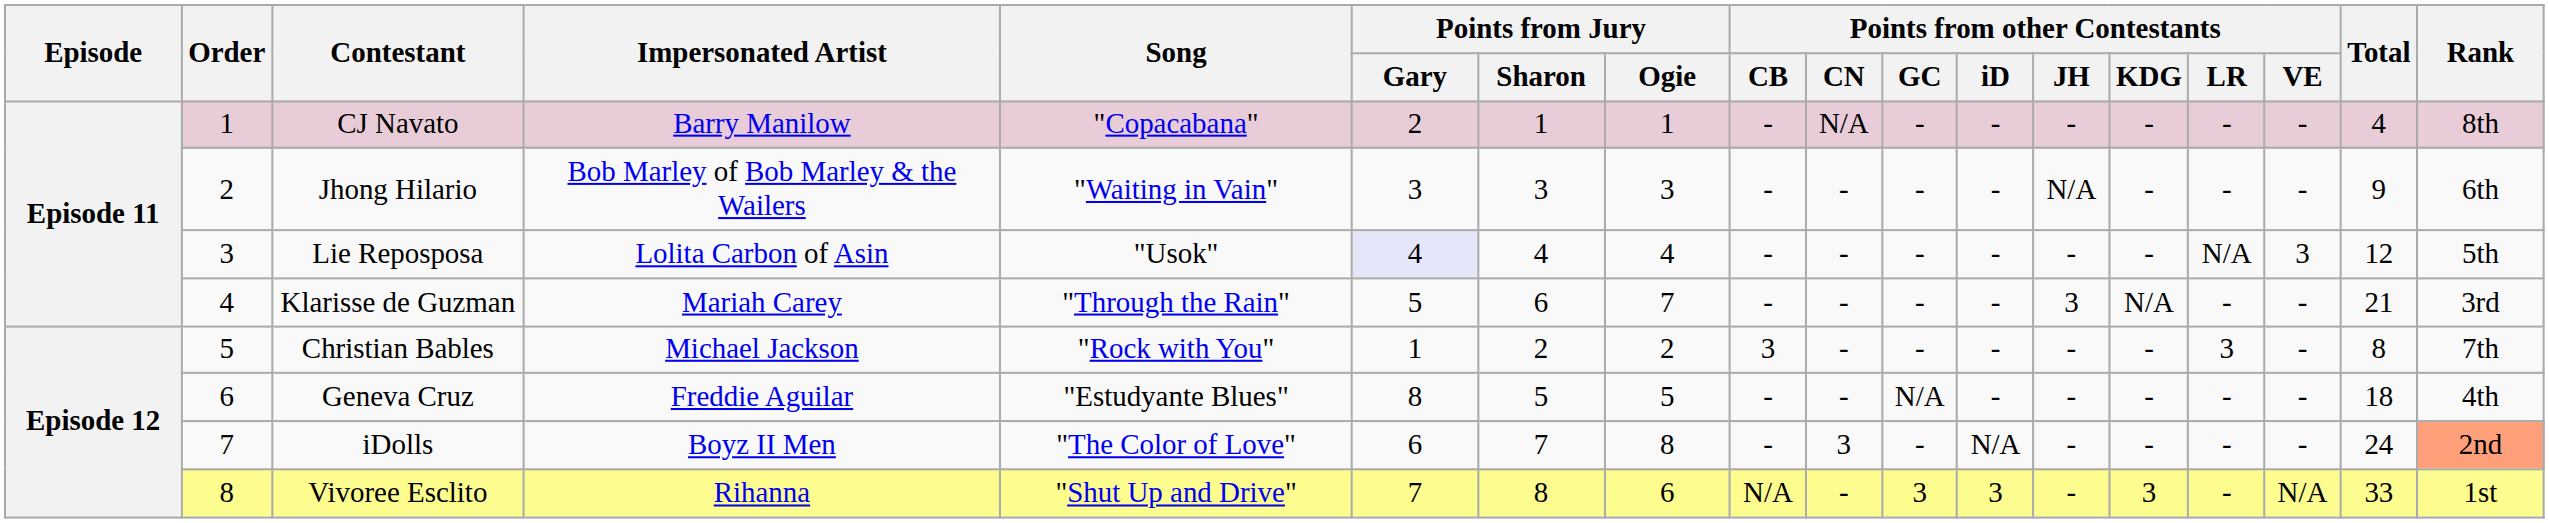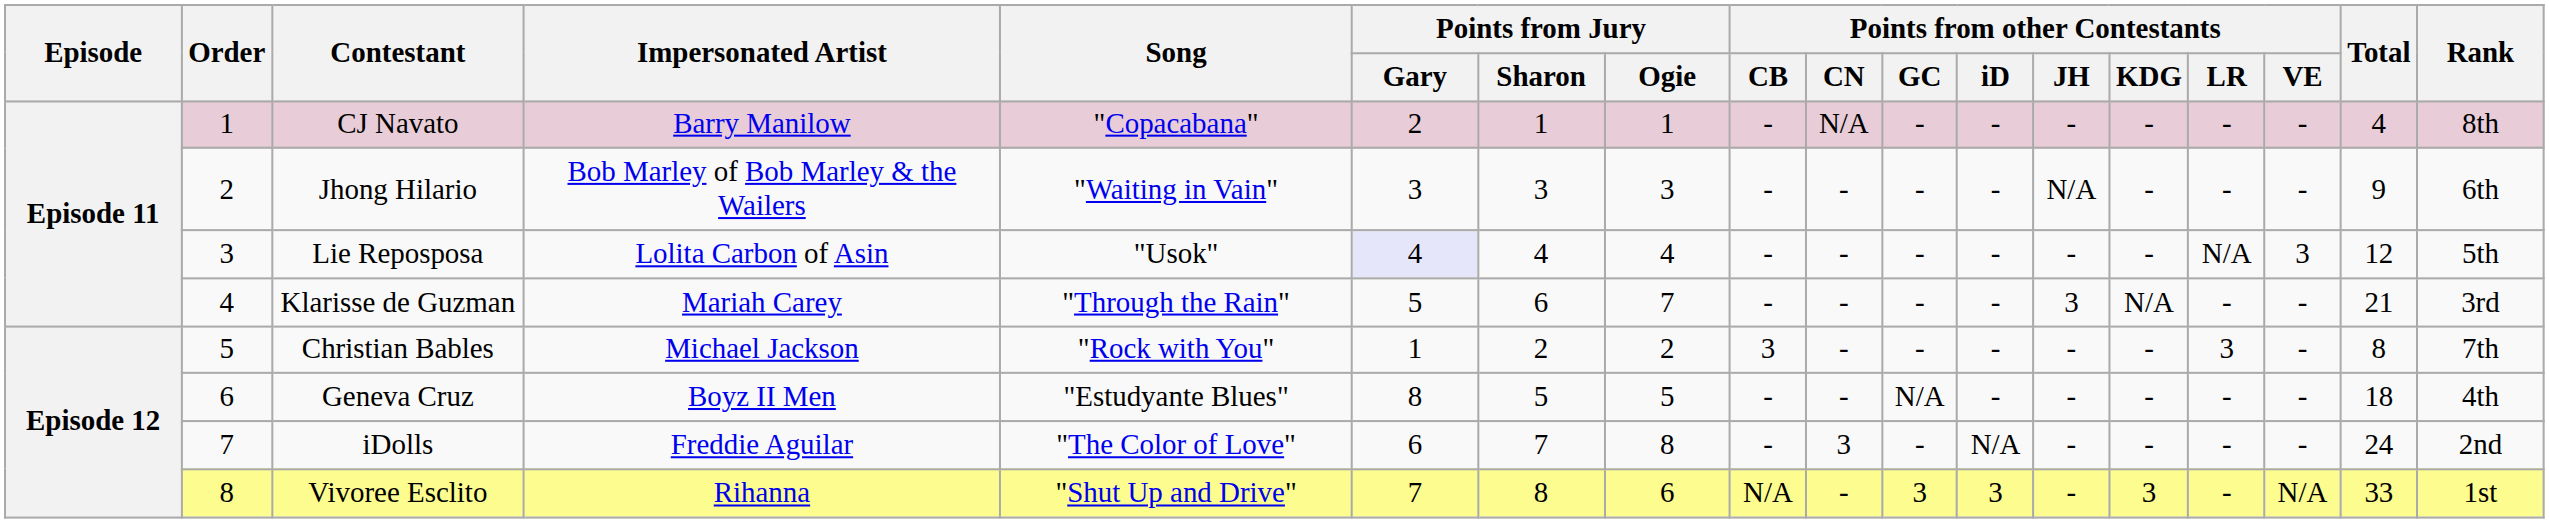(762, 397) Freddie Aguilar -> (762, 397) Boyz II Men
(762, 444) Boyz II Men -> (762, 444) Freddie Aguilar
(2480, 444) lightsalmon background -> (2480, 444) no background
